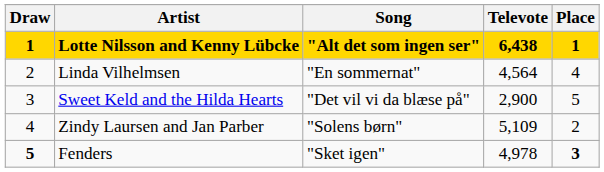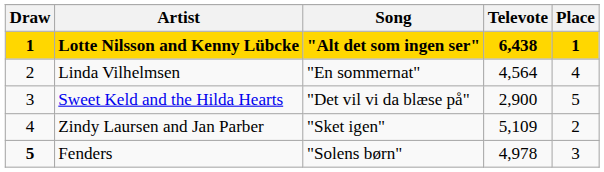(355, 126) "Solens børn" -> (346, 126) "Sket igen"
(346, 153) "Sket igen" -> (355, 153) "Solens børn"
(575, 153) bold -> (575, 153) normal
